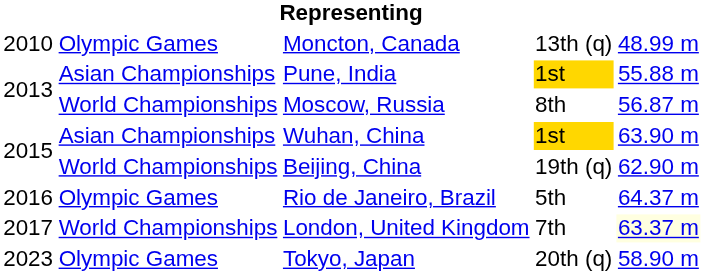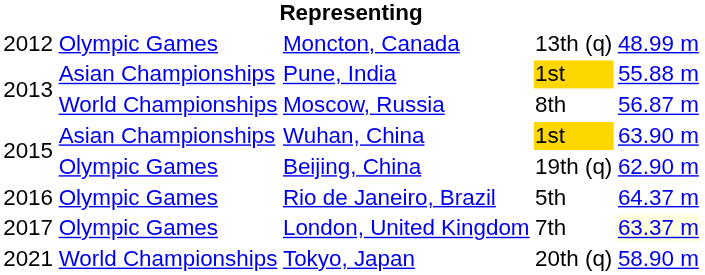(28, 43) 2010 -> (28, 43) 2012
(168, 166) World Championships -> (138, 166) Olympic Games
(168, 228) World Championships -> (138, 228) Olympic Games
(28, 258) 2023 -> (28, 258) 2021
(138, 258) Olympic Games -> (168, 258) World Championships
